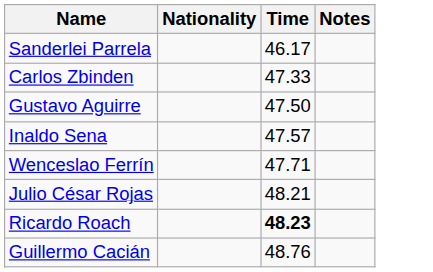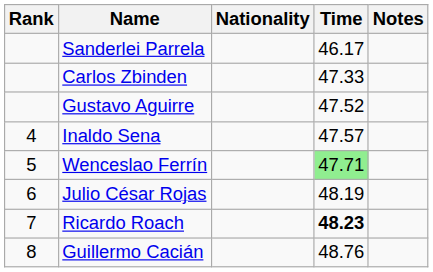+ column: (31, 19)
(288, 106) 47.50 -> (341, 106) 47.52
(288, 164) no background -> (341, 164) lightgreen background
(288, 194) 48.21 -> (341, 194) 48.19
